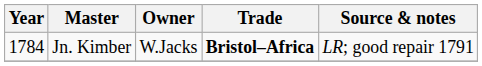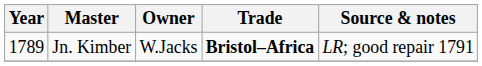(26, 46) 1784 -> (26, 46) 1789
